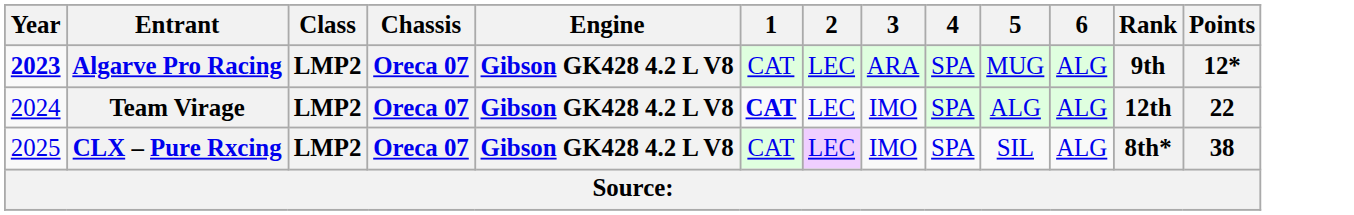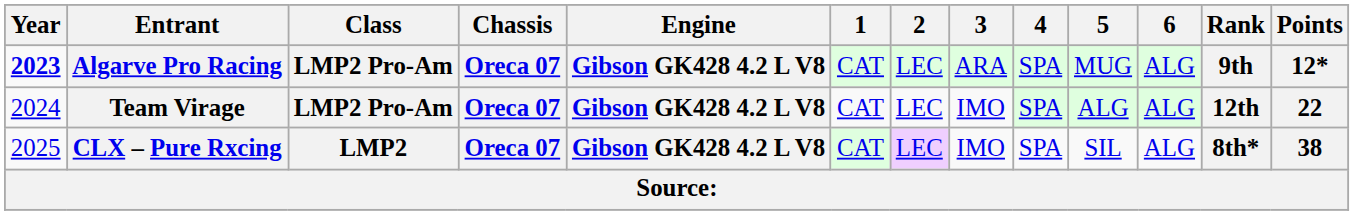(328, 65) LMP2 -> (373, 65) LMP2 Pro-Am
(328, 106) LMP2 -> (373, 106) LMP2 Pro-Am
(771, 106) bold -> (860, 106) normal
